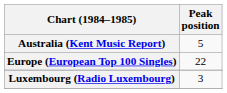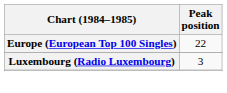- row: (92, 43)
